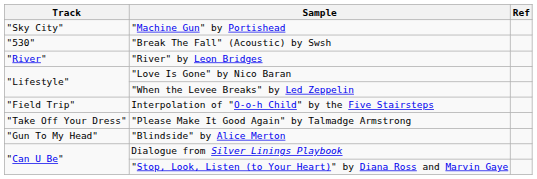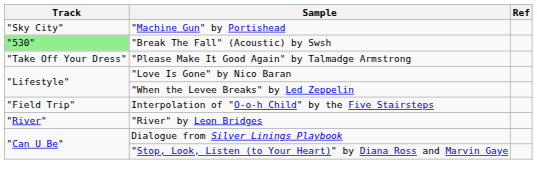(21, 43) no background -> (21, 43) lightgreen background
rows swapped: (197, 58) <-> (271, 120)
- row: (208, 136)
